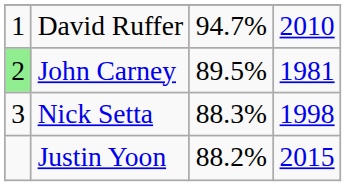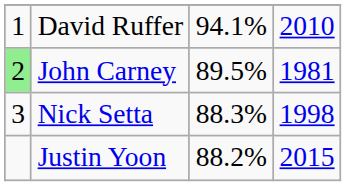(231, 26) 94.7% -> (231, 26) 94.1%
